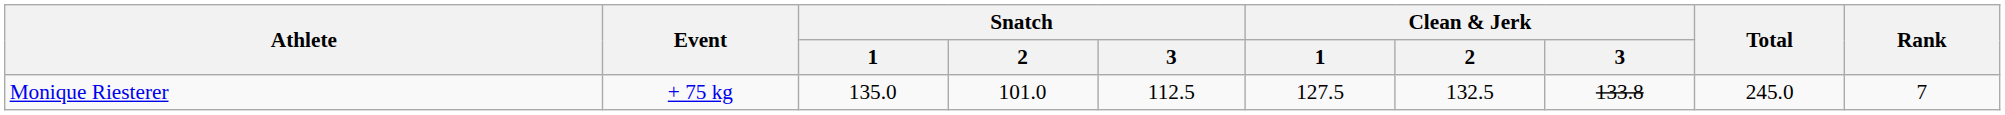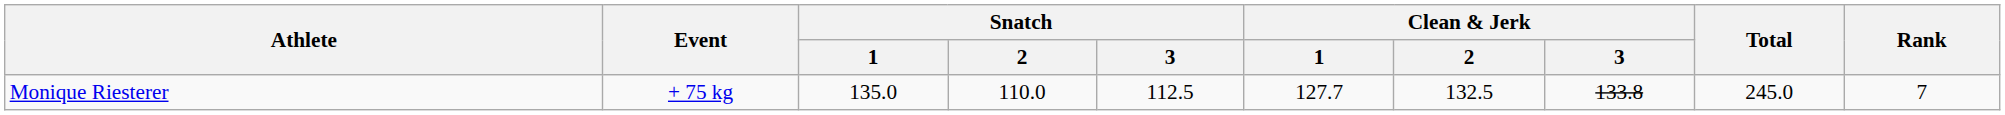(1023, 92) 101.0 -> (1022, 92) 110.0
(1320, 92) 127.5 -> (1319, 92) 127.7
